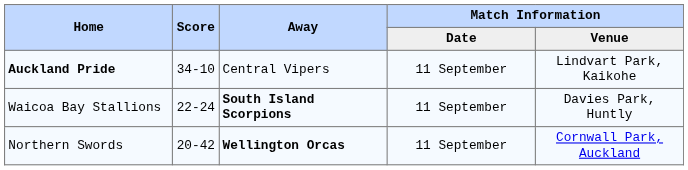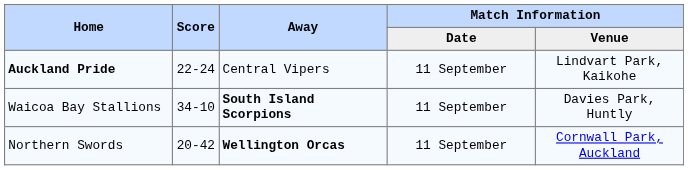(196, 69) 34-10 -> (196, 69) 22-24
(196, 108) 22-24 -> (196, 108) 34-10
